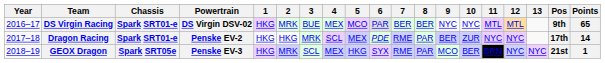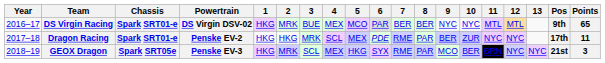(585, 38) 14 -> (585, 38) 11
(585, 51) 1 -> (585, 51) 3
